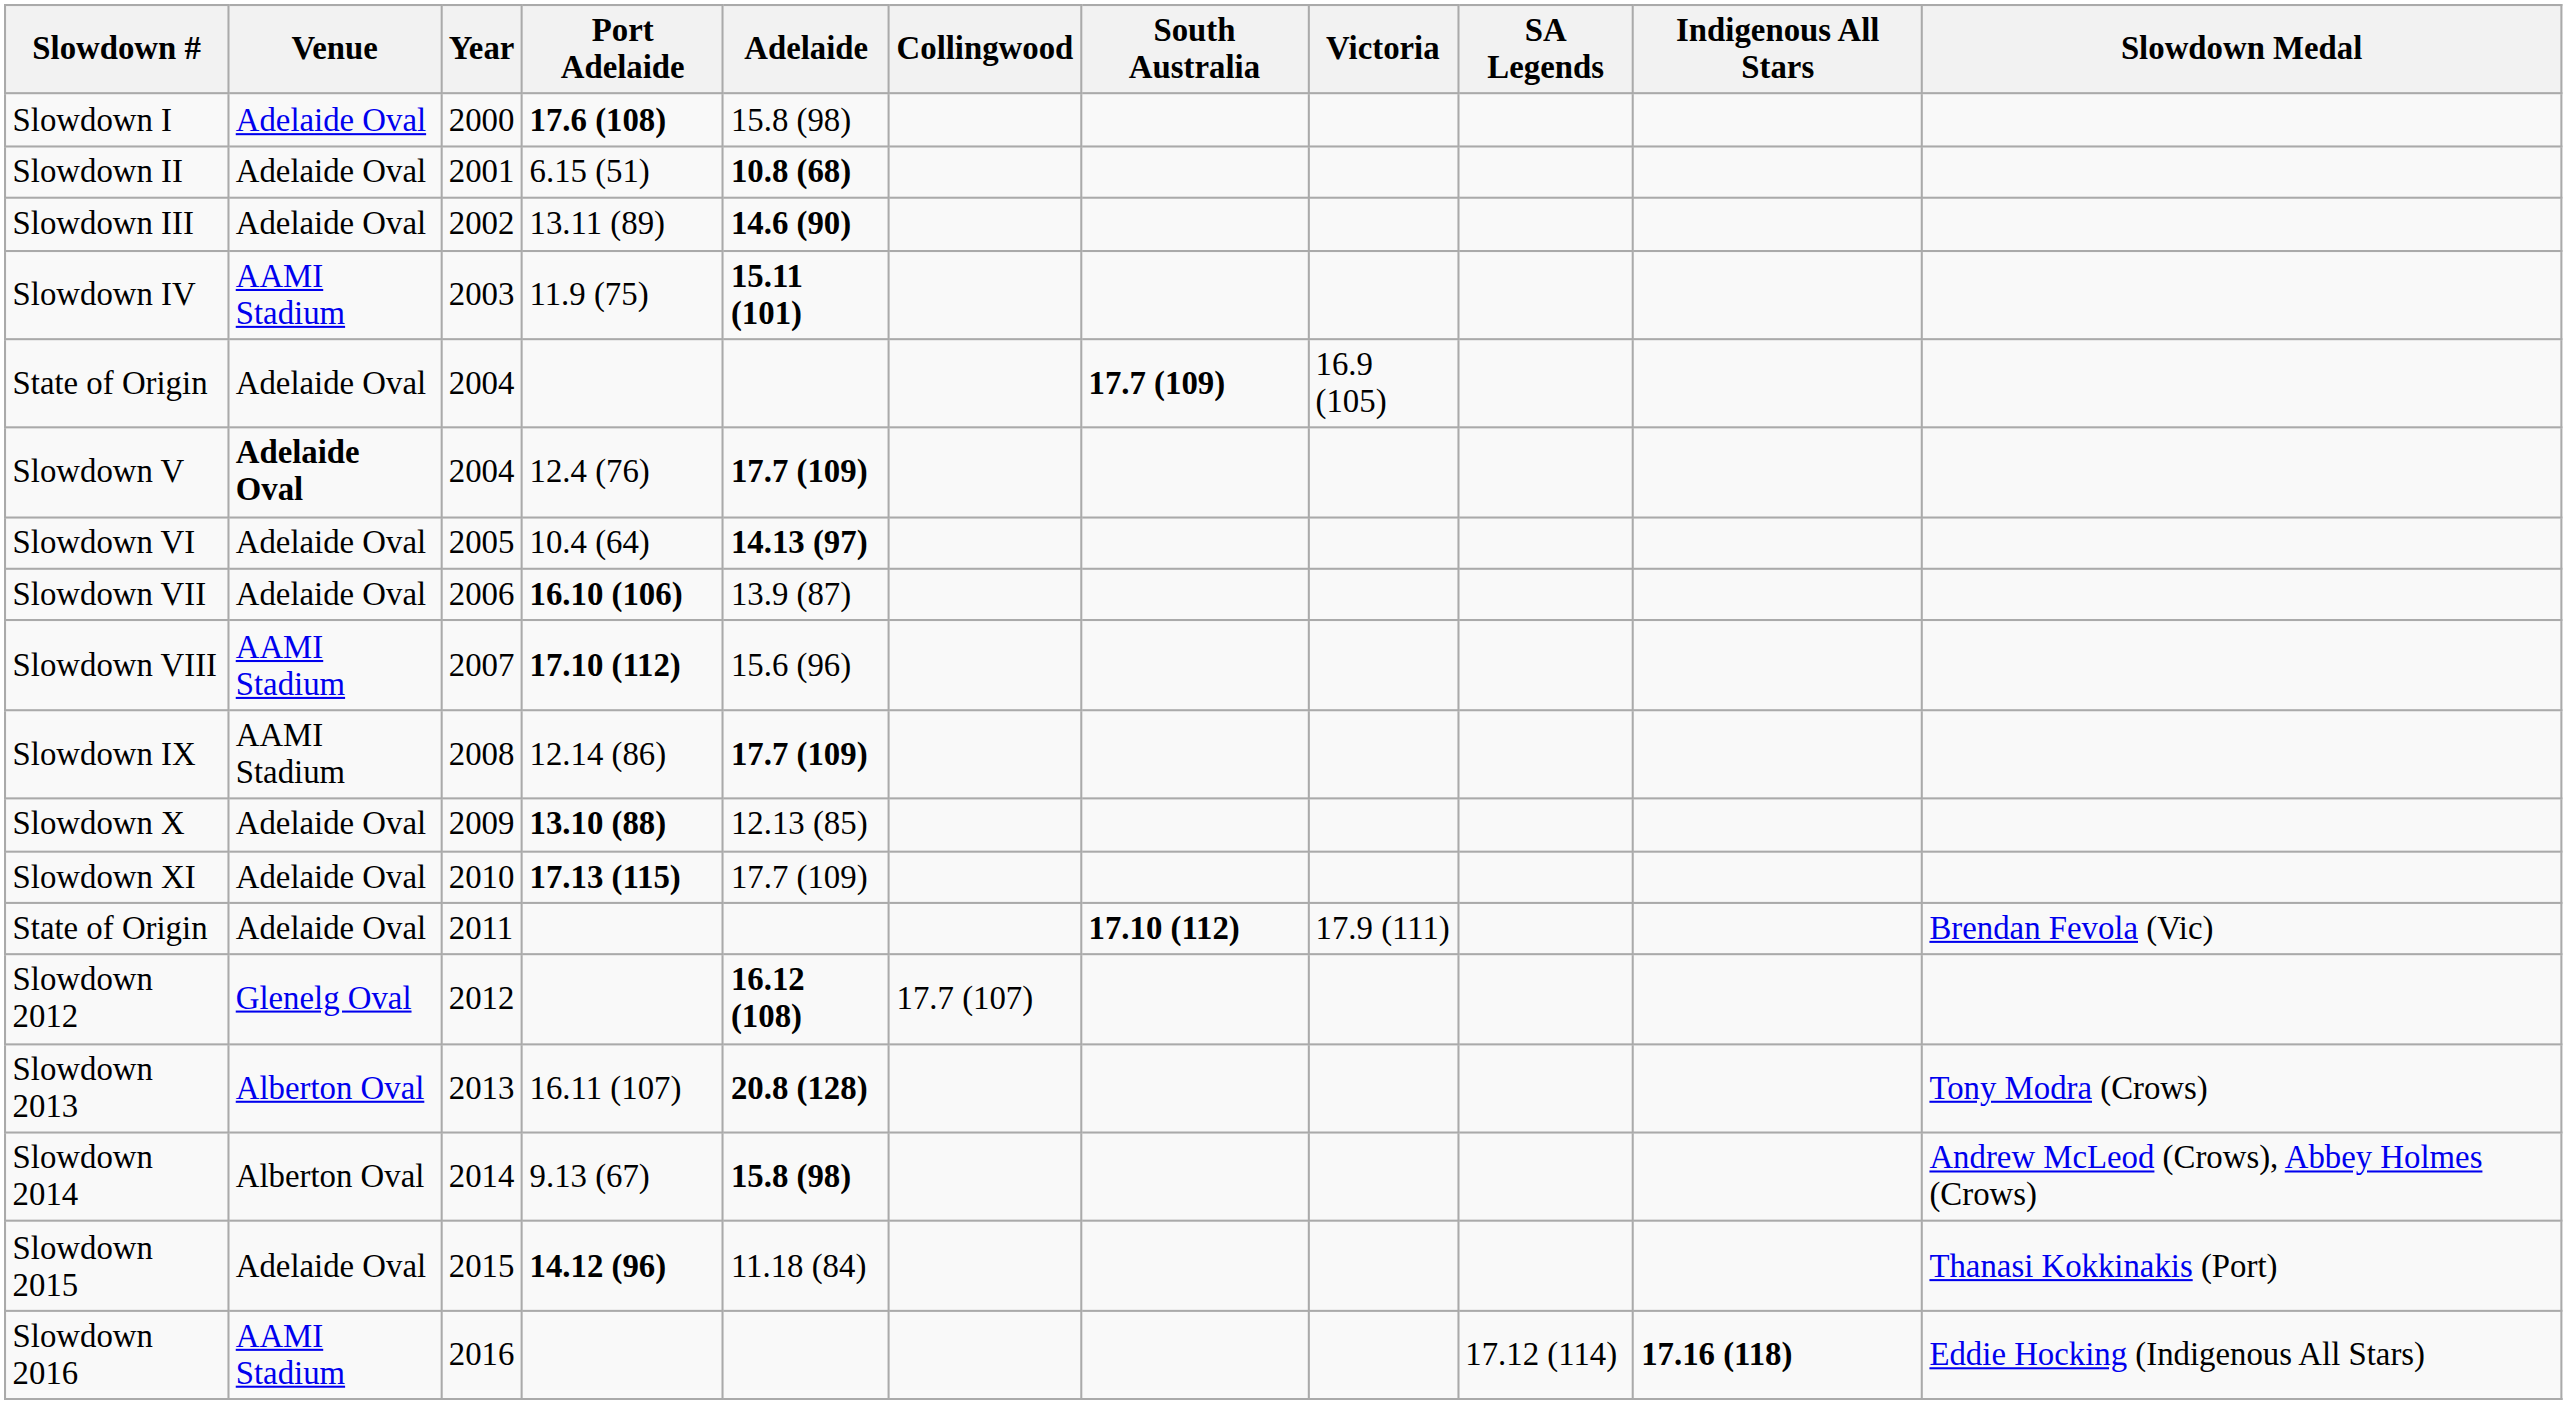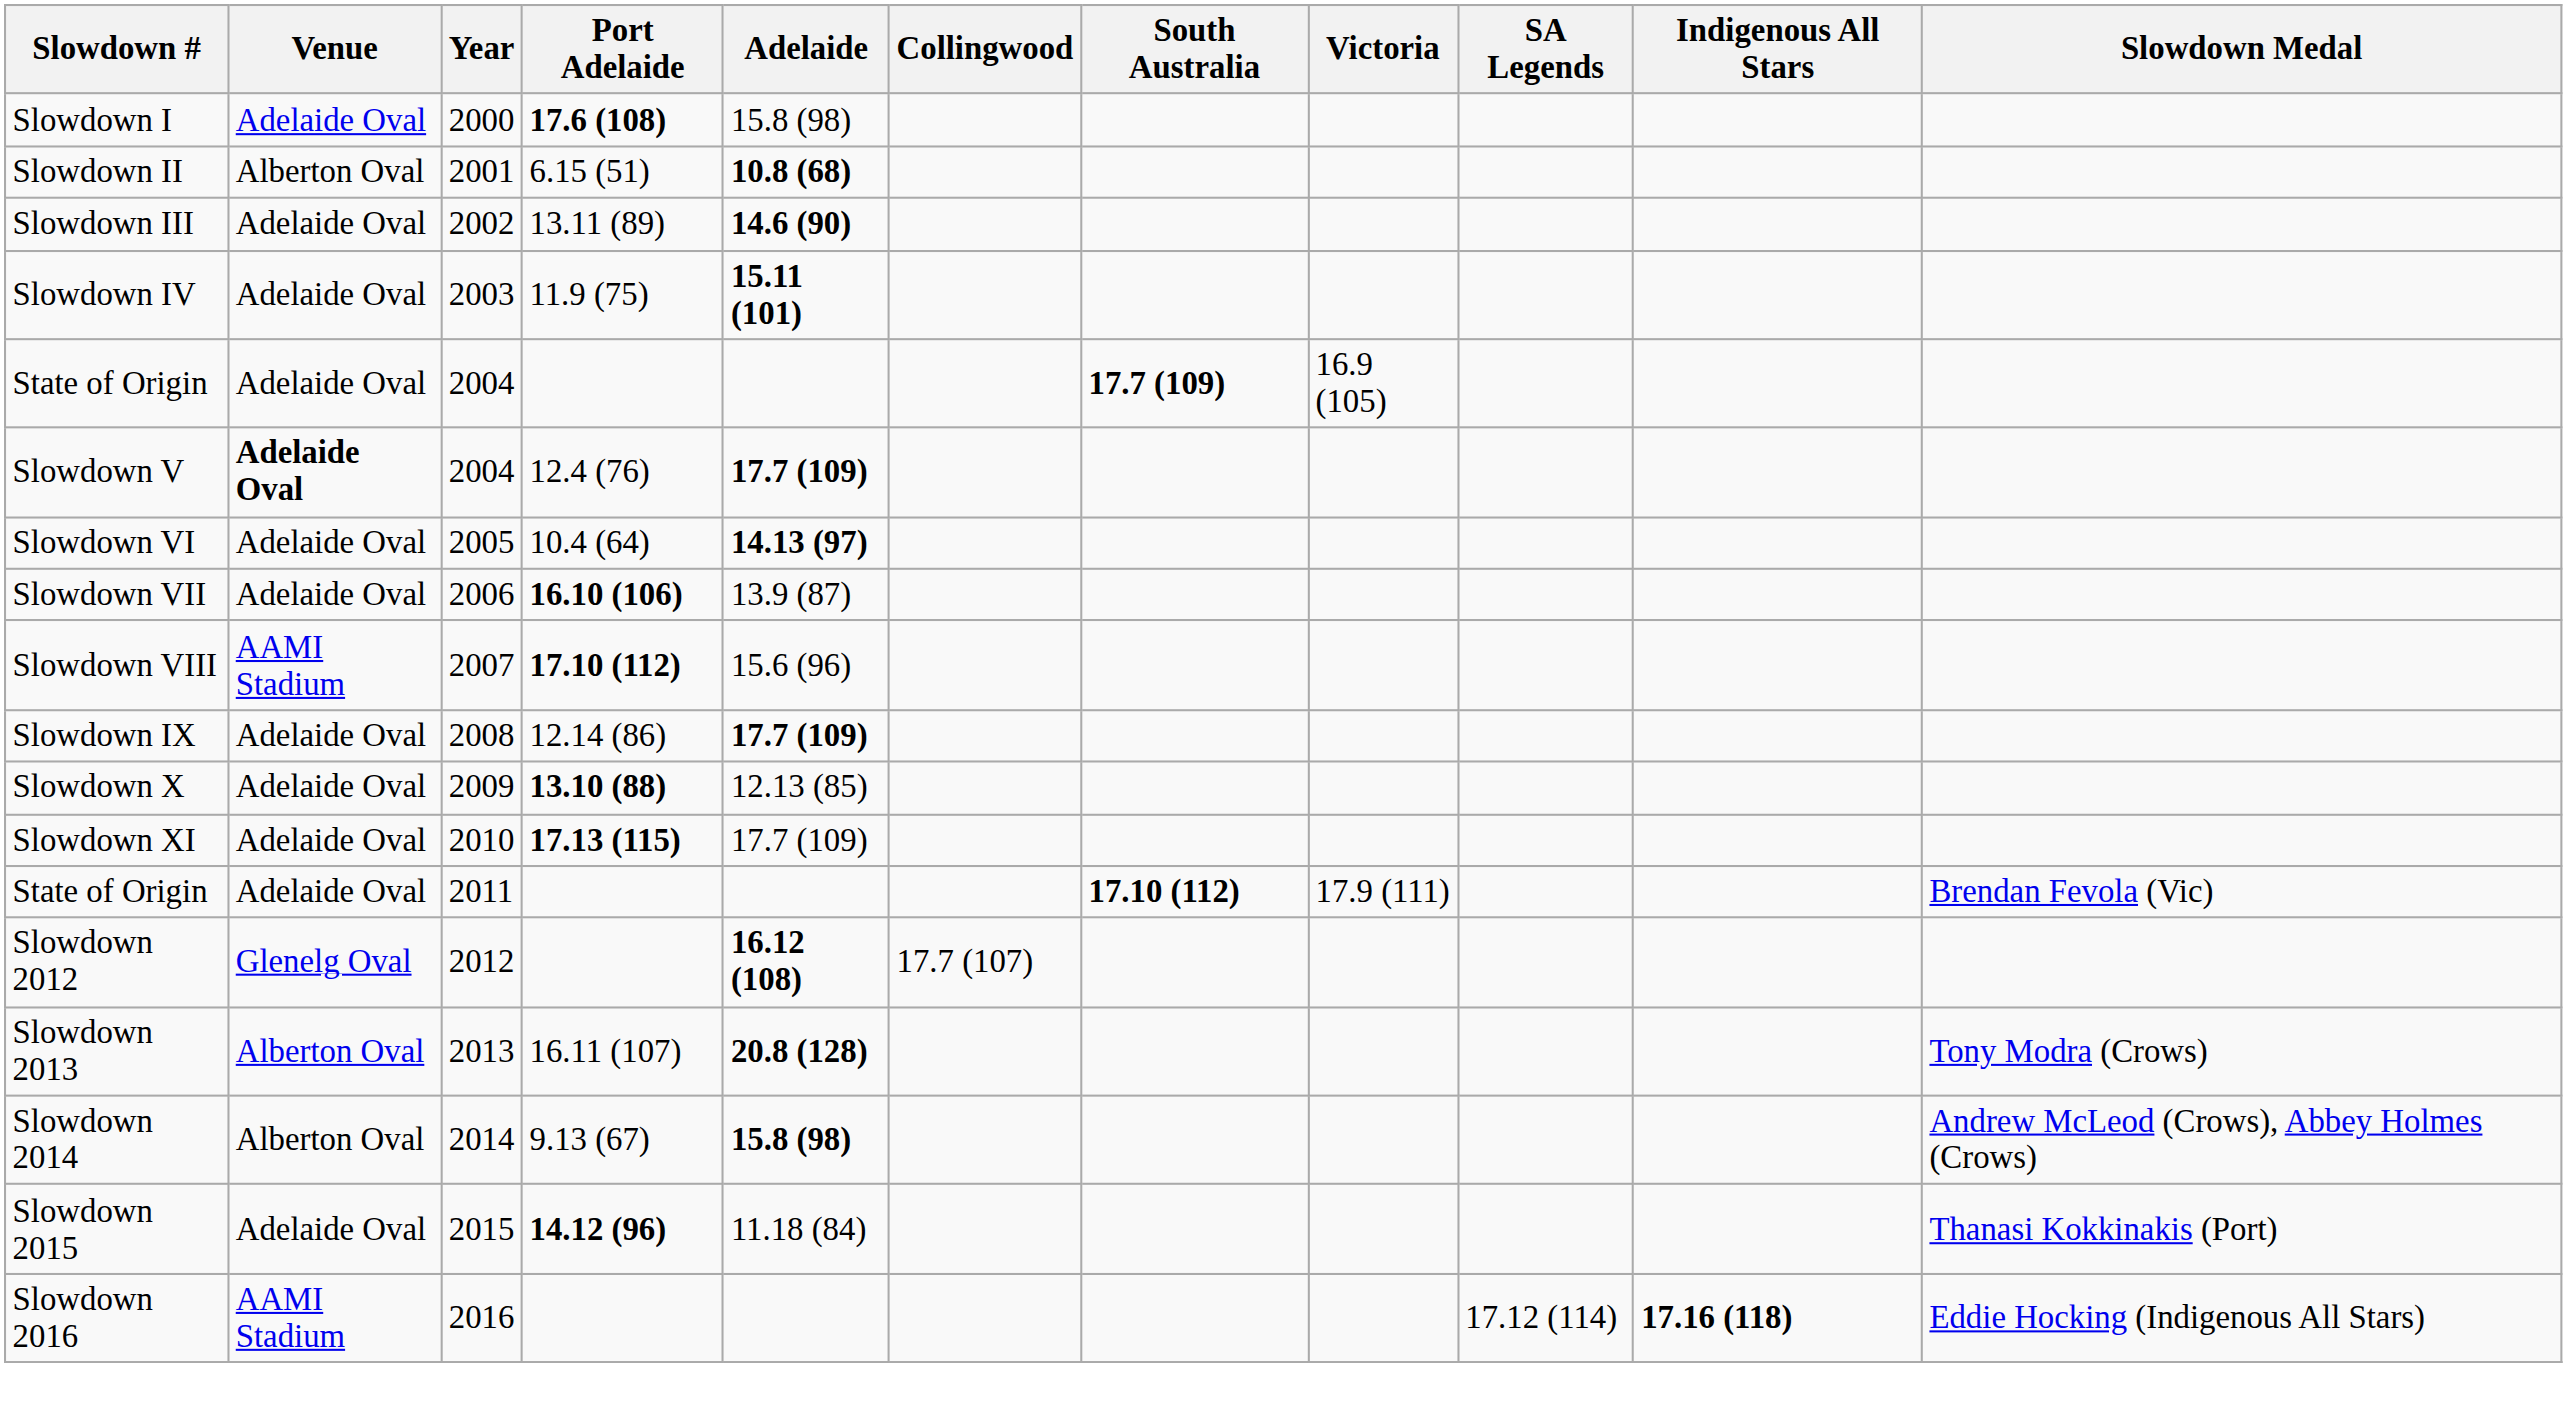(331, 171) Adelaide Oval -> (330, 171) Alberton Oval
(290, 293) AAMI Stadium -> (331, 293) Adelaide Oval
(290, 753) AAMI Stadium -> (331, 735) Adelaide Oval
